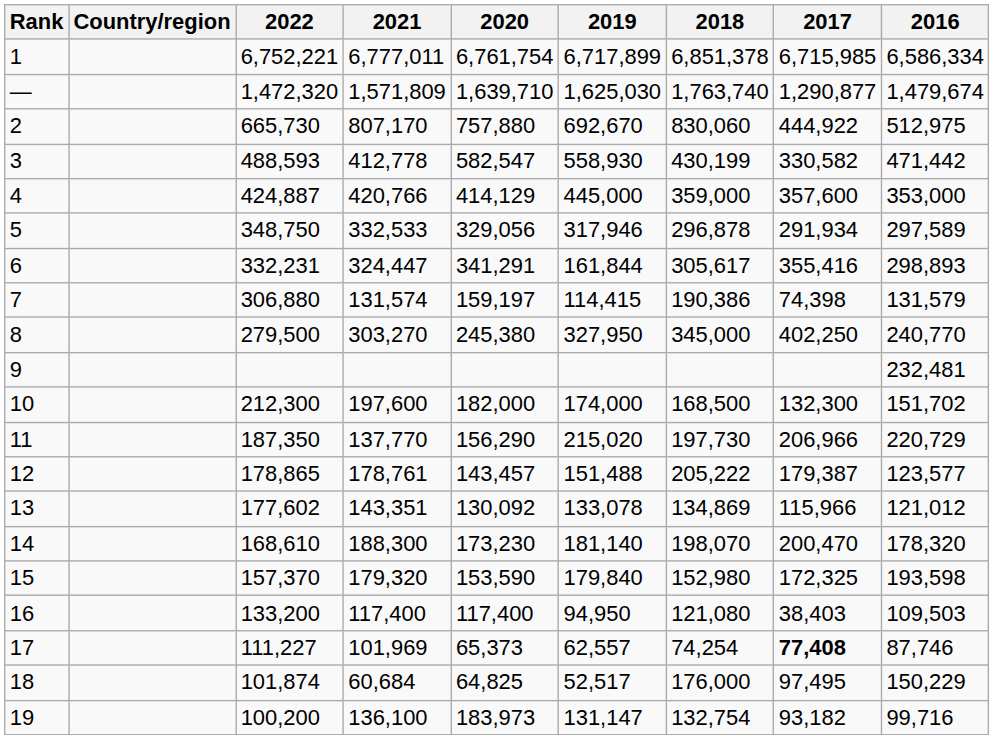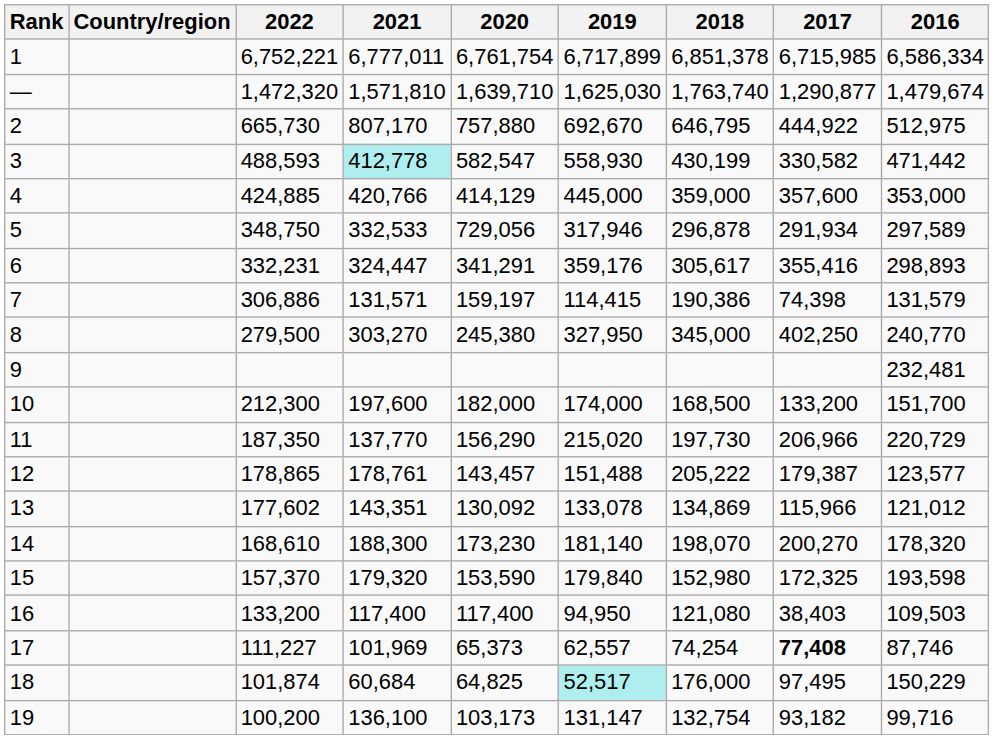(397, 91) 1,571,809 -> (397, 91) 1,571,810
(711, 126) 830,060 -> (711, 126) 646,795
(388, 160) no background -> (388, 160) paleturquoise background
(280, 195) 424,887 -> (280, 195) 424,885
(496, 230) 329,056 -> (496, 230) 729,056
(603, 265) 161,844 -> (603, 265) 359,176
(280, 299) 306,880 -> (280, 299) 306,886
(388, 299) 131,574 -> (388, 299) 131,571
(818, 404) 132,300 -> (818, 404) 133,200
(926, 404) 151,702 -> (926, 404) 151,700
(818, 543) 200,470 -> (818, 543) 200,270
(597, 682) no background -> (597, 682) paleturquoise background
(496, 717) 183,973 -> (496, 717) 103,173
